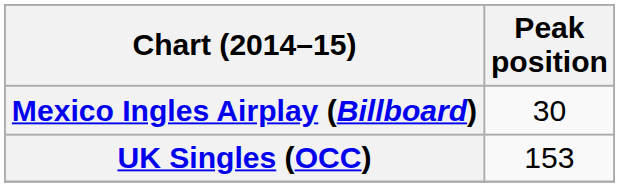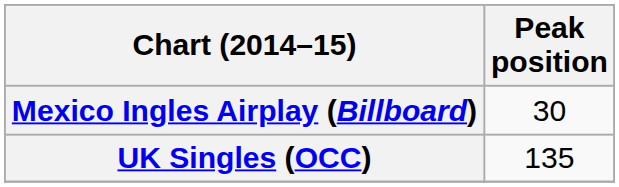(549, 157) 153 -> (549, 157) 135
